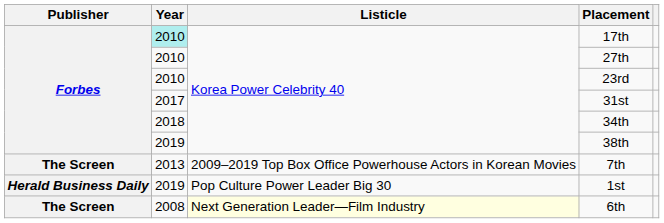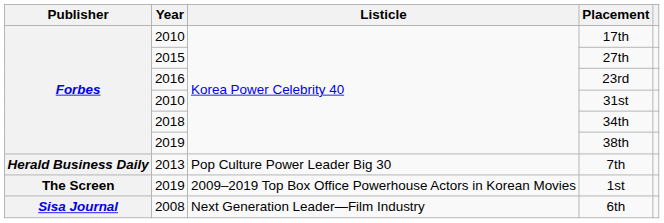(170, 36) paleturquoise background -> (170, 36) no background
(170, 57) 2010 -> (170, 57) 2015
(170, 79) 2010 -> (170, 79) 2016
(170, 100) 2017 -> (170, 100) 2010
(78, 164) The Screen -> (78, 164) Herald Business Daily
(384, 164) 2009–2019 Top Box Office Powerhouse Actors in Korean Movies -> (291, 164) Pop Culture Power Leader Big 30
(78, 185) Herald Business Daily -> (78, 185) The Screen
(291, 185) Pop Culture Power Leader Big 30 -> (384, 185) 2009–2019 Top Box Office Powerhouse Actors in Korean Movies
(78, 206) The Screen -> (78, 206) Sisa Journal
(308, 206) lightyellow background -> (308, 206) no background
